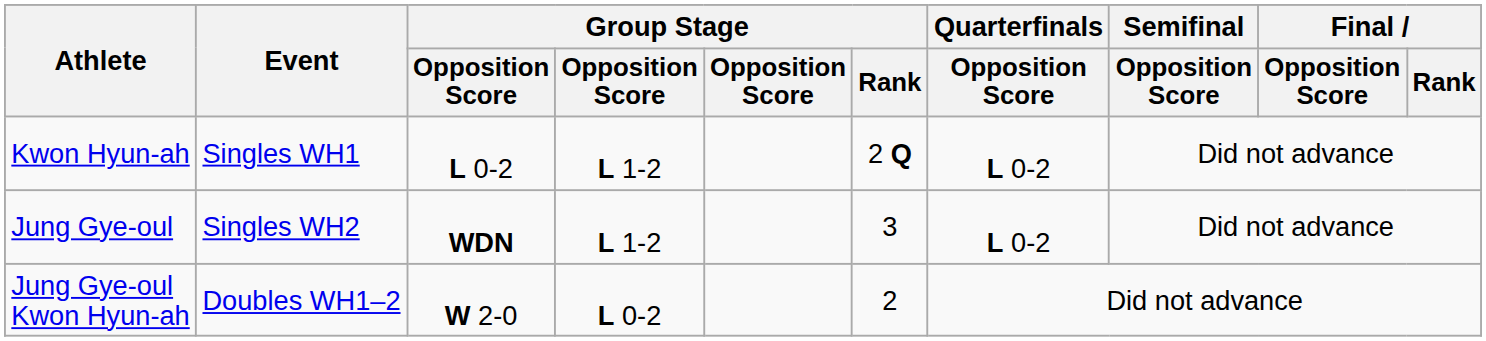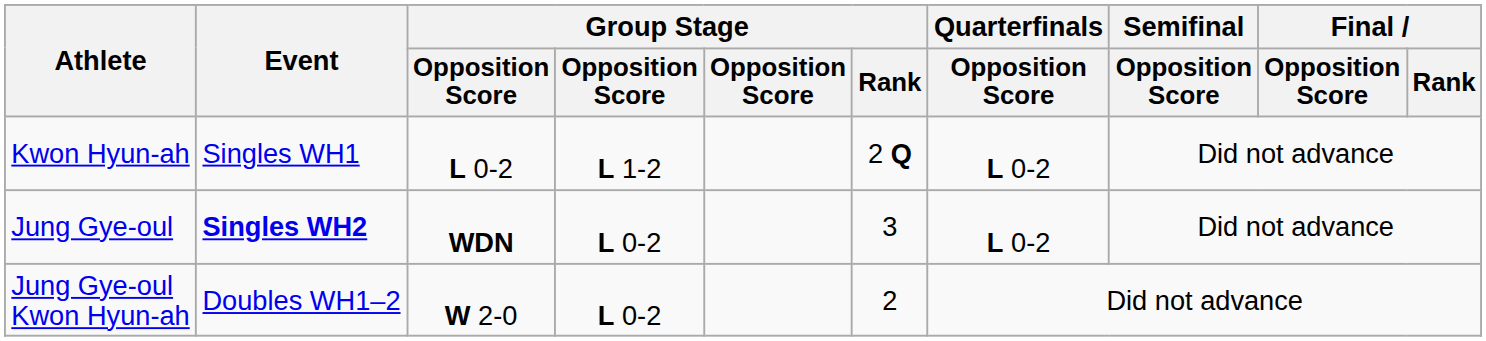(281, 227) normal -> (285, 227) bold
(630, 242) L 1-2 -> (630, 242) L 0-2
